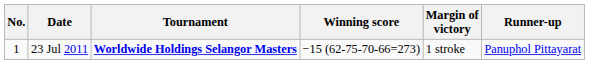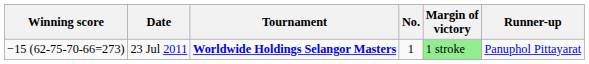columns swapped: (16, 22) <-> (361, 22)
(445, 49) no background -> (445, 49) lightgreen background
